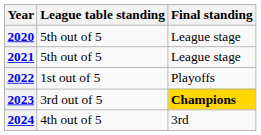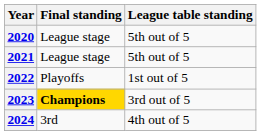columns swapped: (103, 15) <-> (212, 15)
